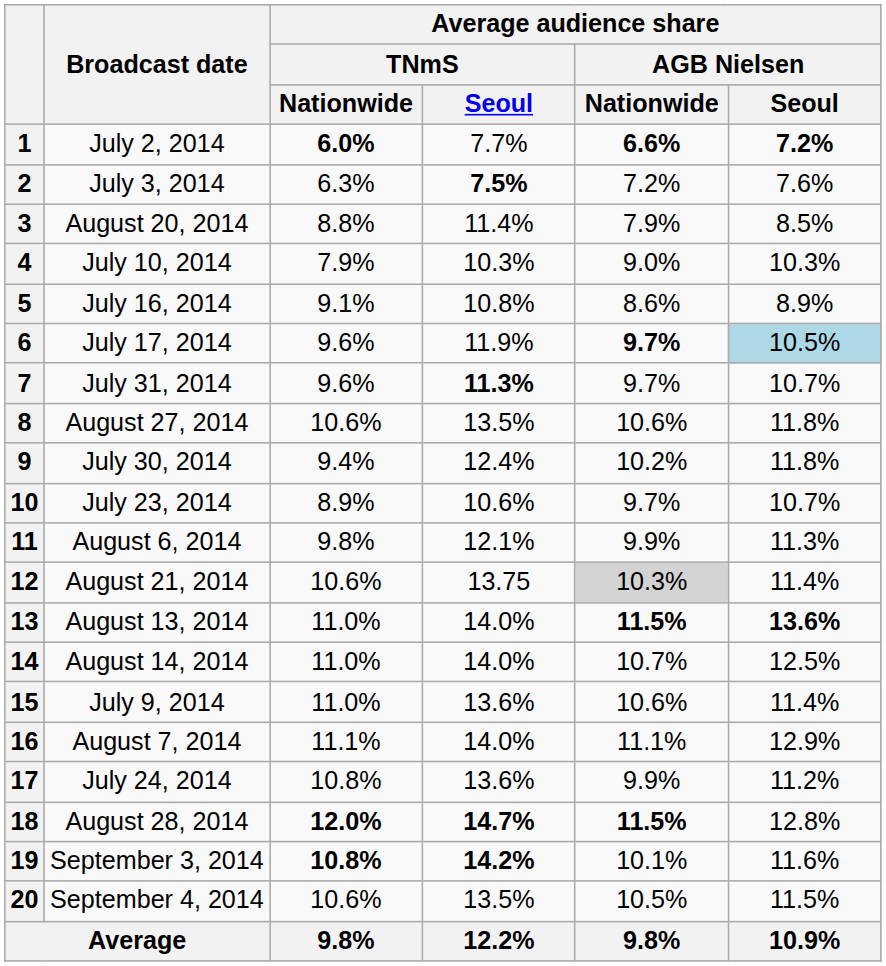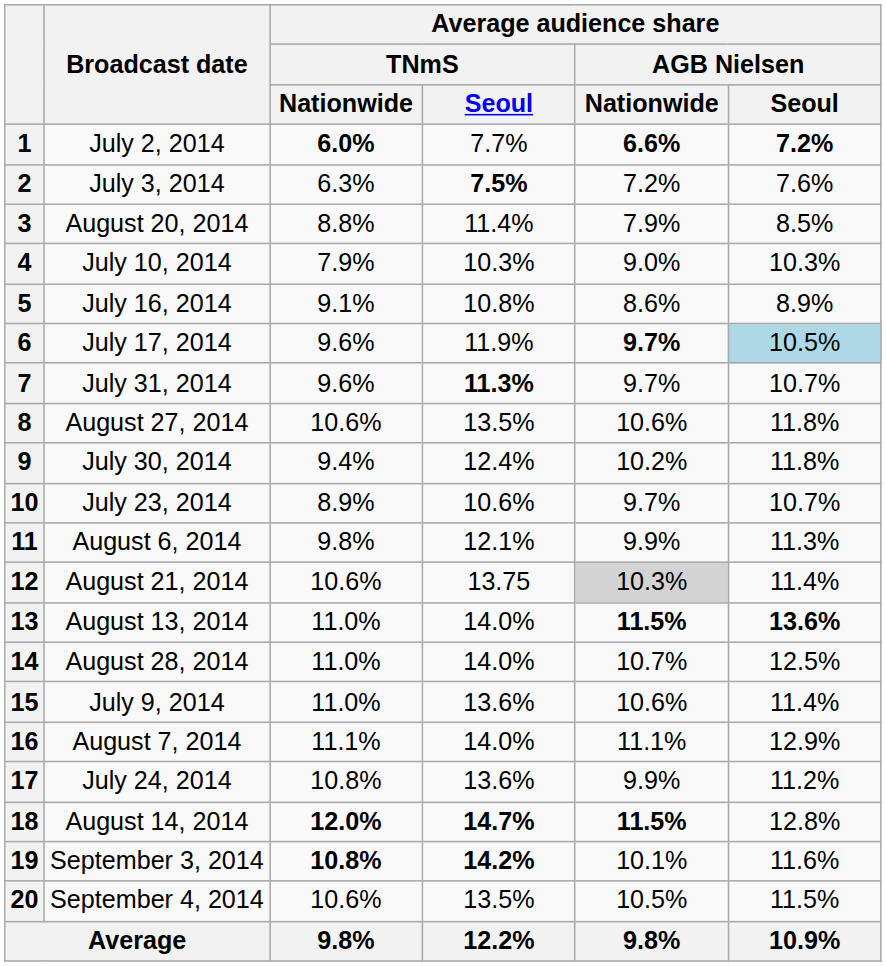(157, 661) August 14, 2014 -> (157, 661) August 28, 2014
(157, 821) August 28, 2014 -> (157, 821) August 14, 2014
